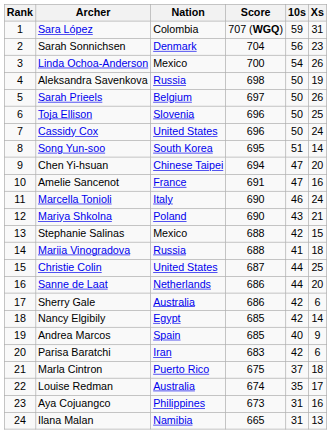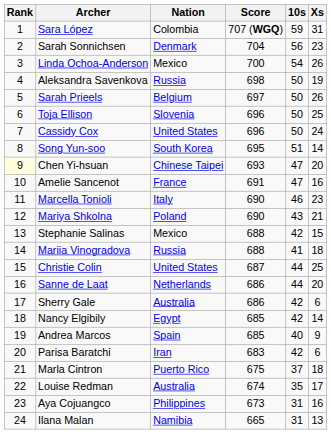(20, 166) no background -> (20, 166) lightyellow background
(256, 166) 694 -> (256, 166) 693
(317, 200) 24 -> (317, 200) 23
